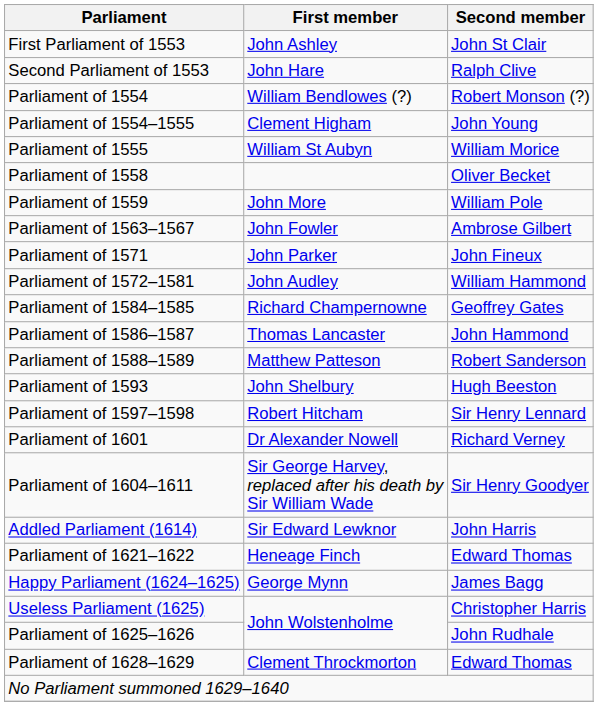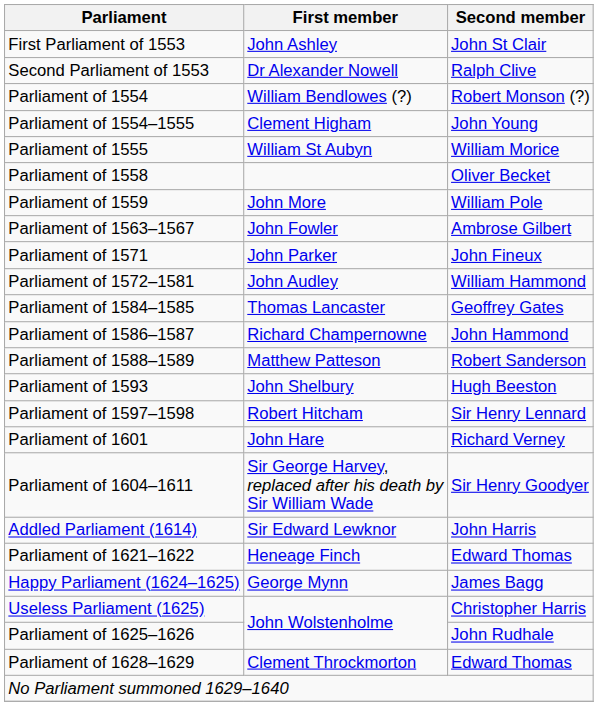(286, 70) John Hare -> (323, 70) Dr Alexander Nowell
(337, 307) Richard Champernowne -> (316, 307) Thomas Lancaster
(316, 334) Thomas Lancaster -> (337, 334) Richard Champernowne
(323, 439) Dr Alexander Nowell -> (286, 439) John Hare
